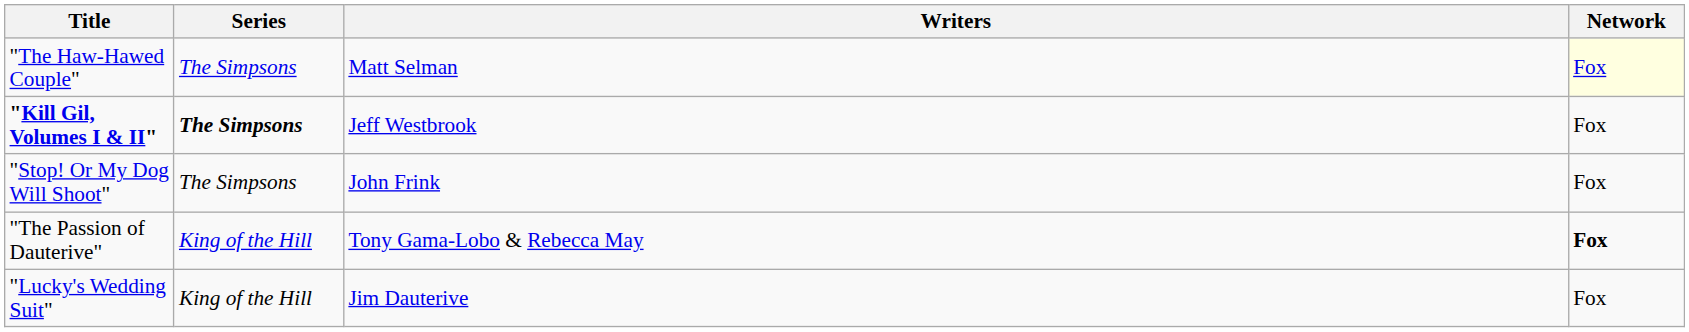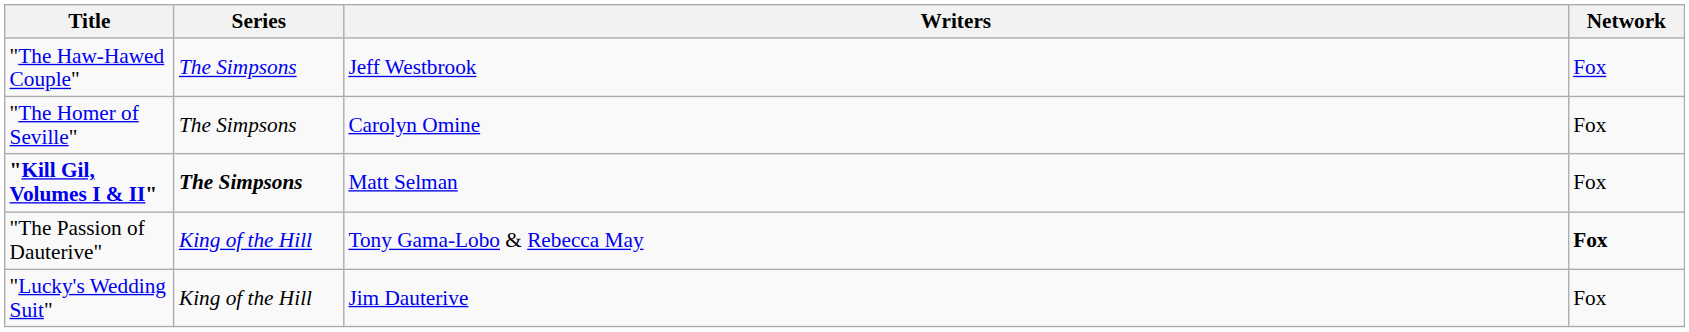(403, 67) Matt Selman -> (412, 67) Jeff Westbrook
(1590, 67) lightyellow background -> (1590, 67) no background
+ row: (74, 124)
(412, 124) Jeff Westbrook -> (403, 182) Matt Selman
- row: (89, 182)
